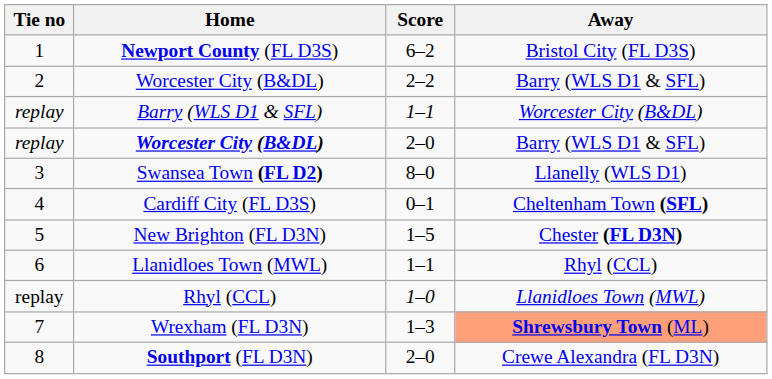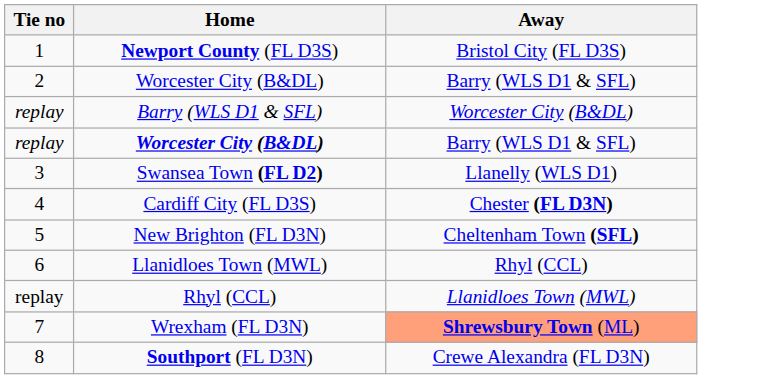- column: (420, 19)
(611, 204) Cheltenham Town (SFL) -> (541, 204) Chester (FL D3N)
(611, 234) Chester (FL D3N) -> (541, 234) Cheltenham Town (SFL)
